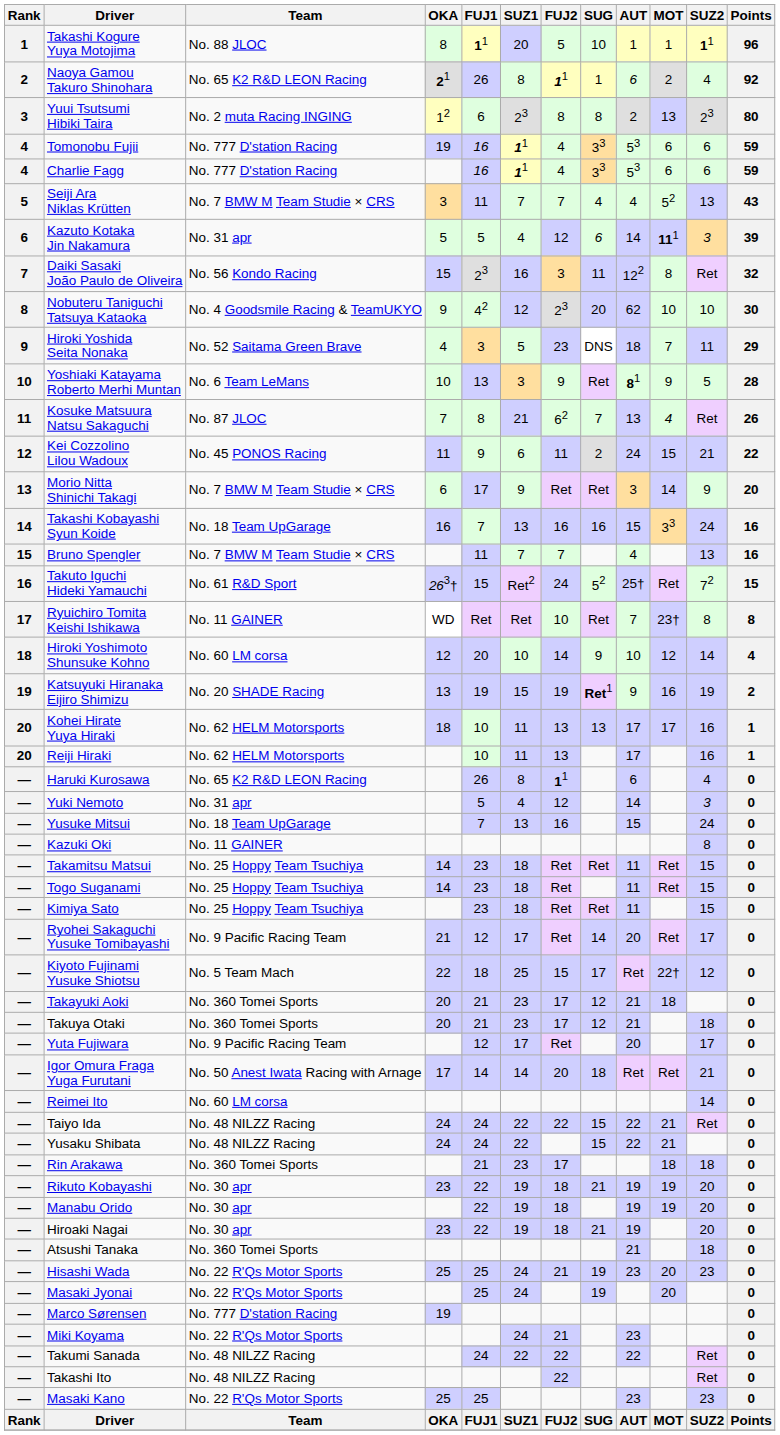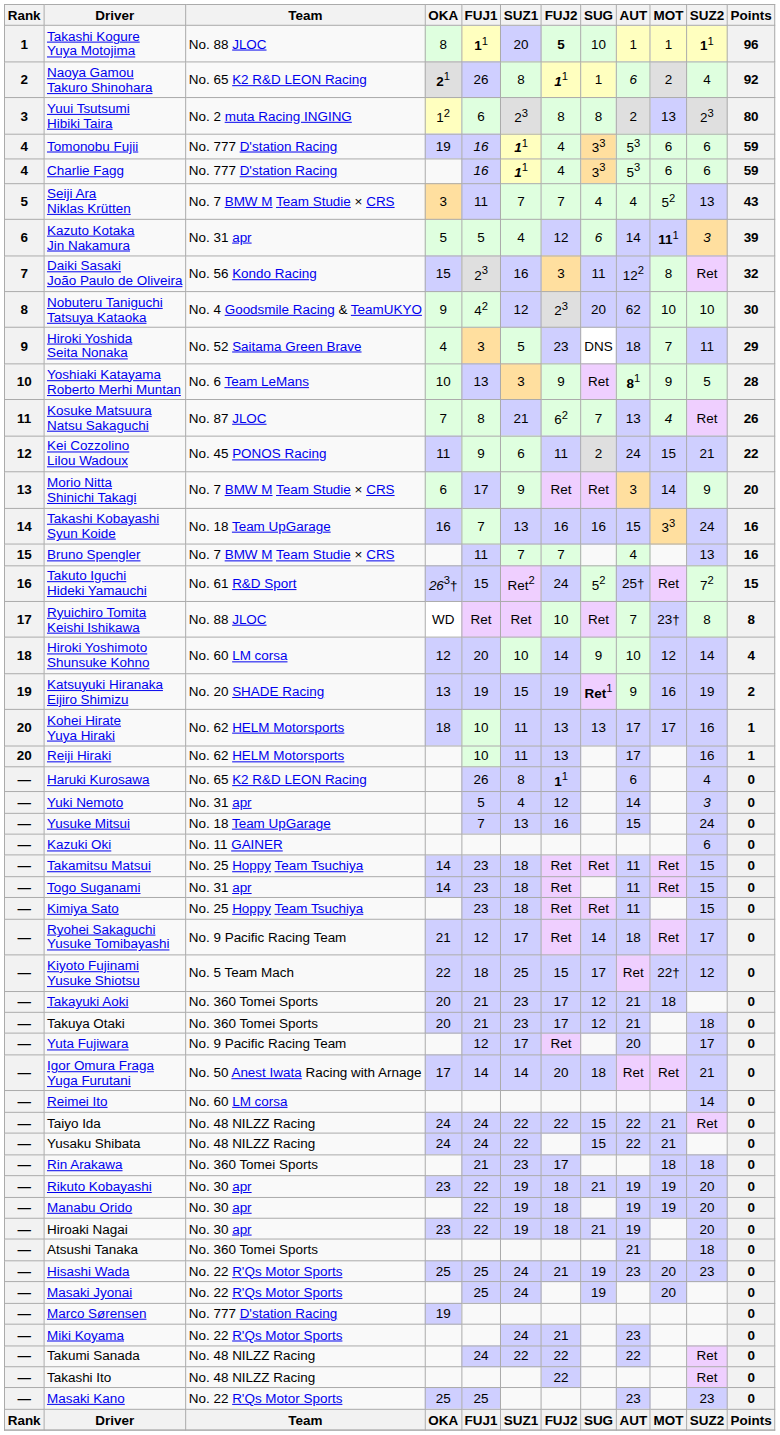(561, 43) normal -> (561, 43) bold
(236, 619) No. 11 GAINER -> (228, 619) No. 88 JLOC
(707, 844) 8 -> (707, 844) 6
(276, 887) No. 25 Hoppy Team Tsuchiya -> (220, 887) No. 31 apr
(633, 937) 20 -> (633, 937) 18
